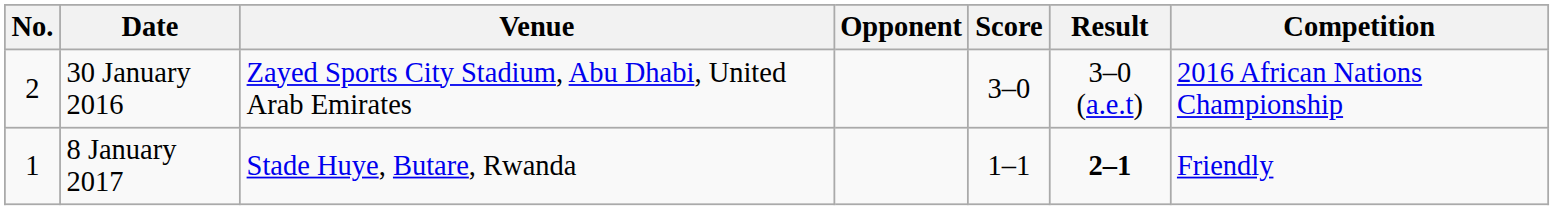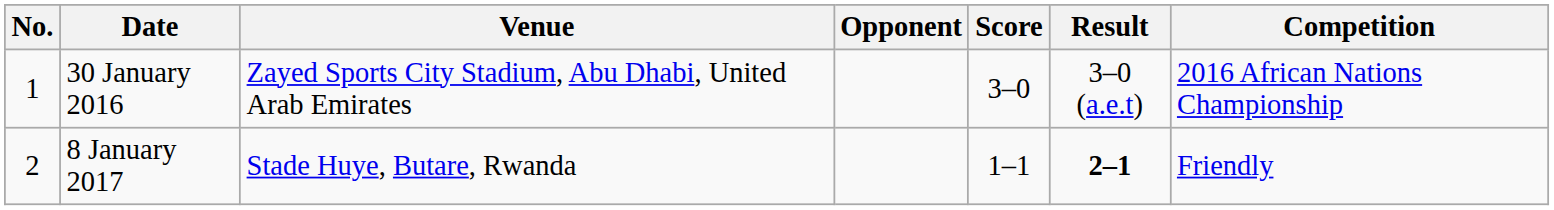(32, 88) 2 -> (32, 88) 1
(32, 165) 1 -> (32, 165) 2
